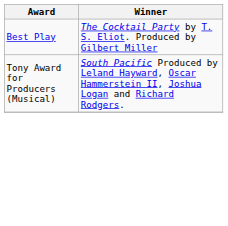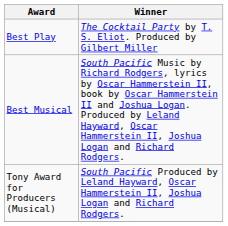+ row: (39, 110)
